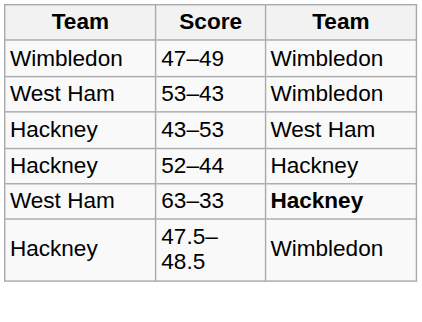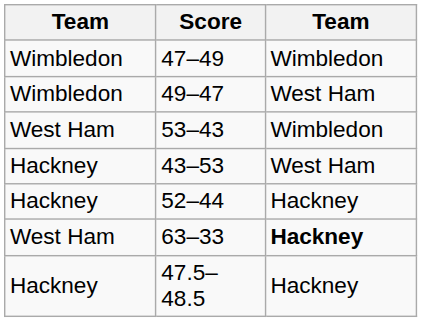+ row: (193, 93)
(327, 249) Wimbledon -> (314, 285) Hackney
